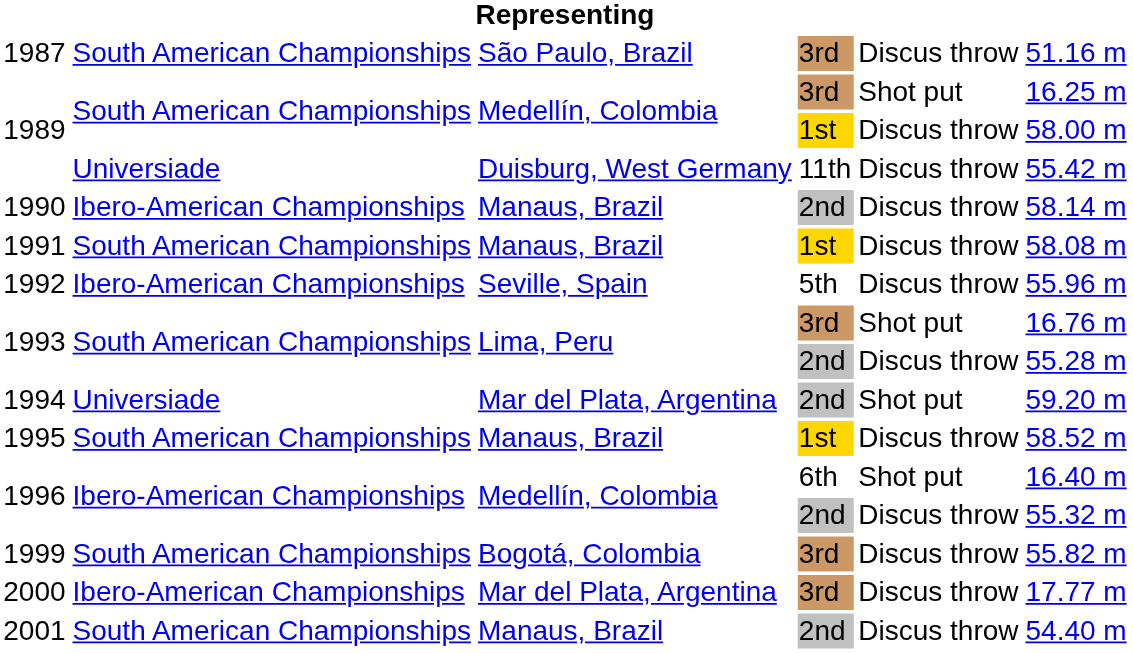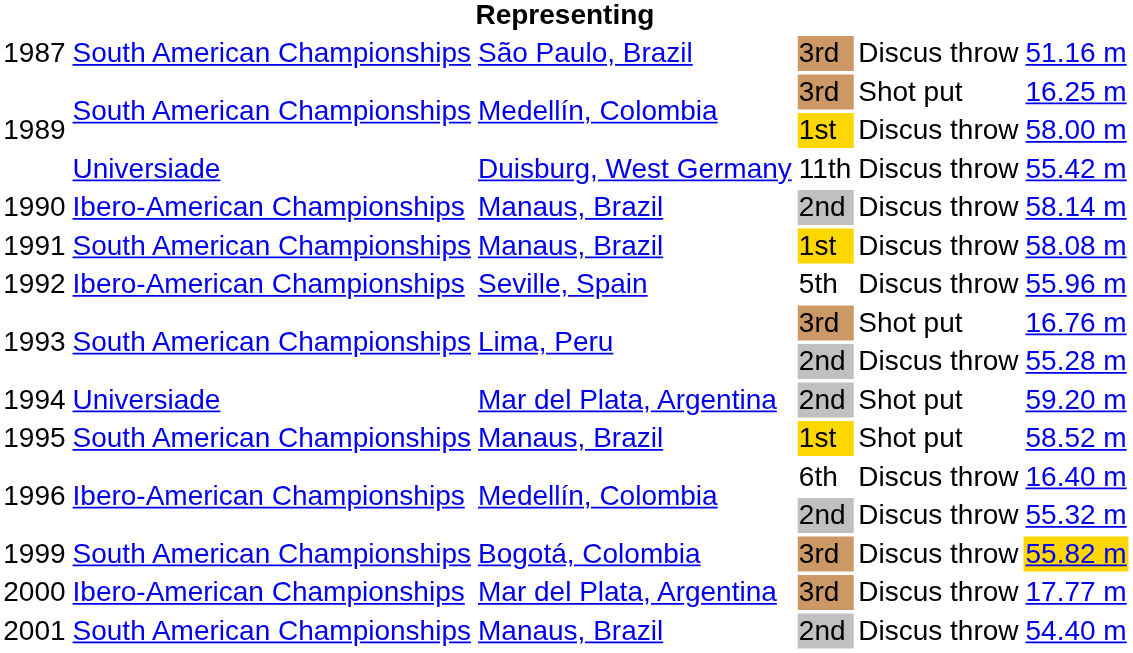(938, 438) Discus throw -> (910, 438) Shot put
(910, 476) Shot put -> (938, 476) Discus throw
(1076, 553) no background -> (1076, 553) gold background
